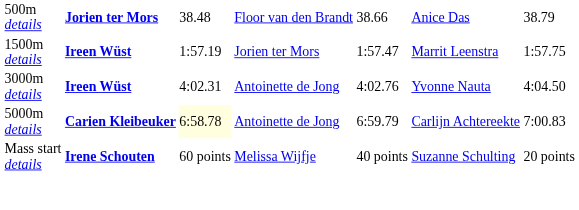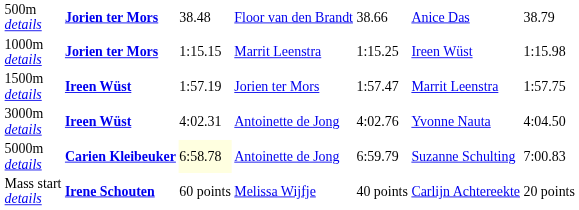+ row: (24, 52)
(466, 121) Carlijn Achtereekte -> (463, 156) Suzanne Schulting
(463, 156) Suzanne Schulting -> (466, 191) Carlijn Achtereekte
